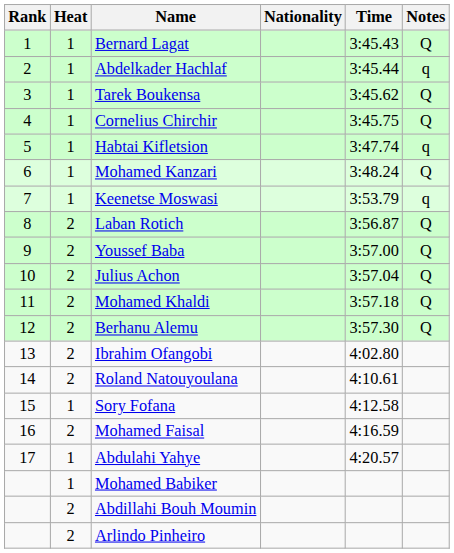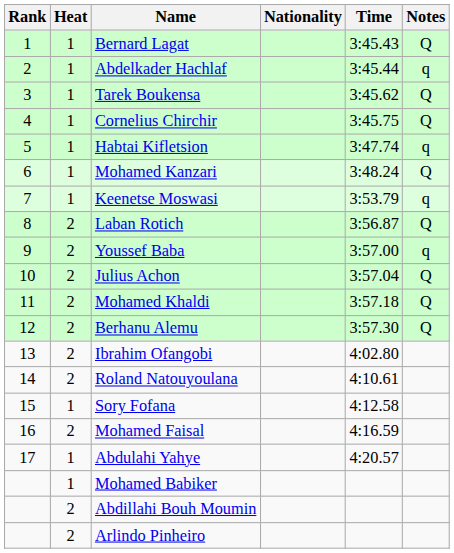(426, 250) Q -> (426, 250) q
